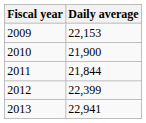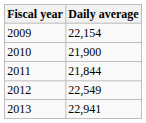(85, 33) 22,153 -> (85, 33) 22,154
(85, 90) 22,399 -> (85, 90) 22,549
